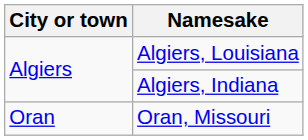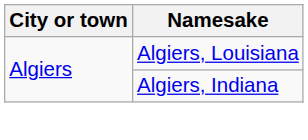- row: (204, 118)
